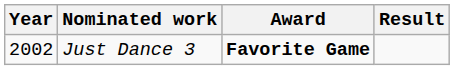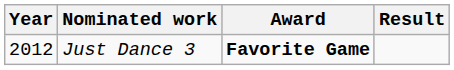(31, 50) 2002 -> (31, 50) 2012
